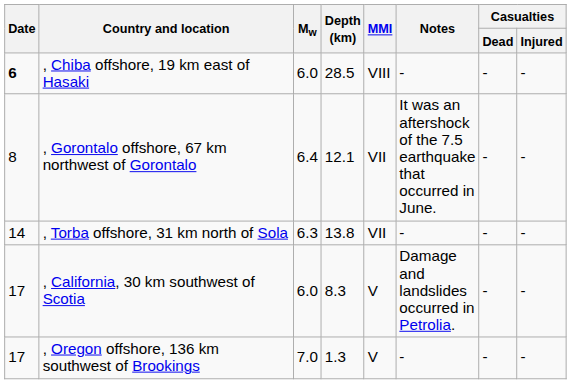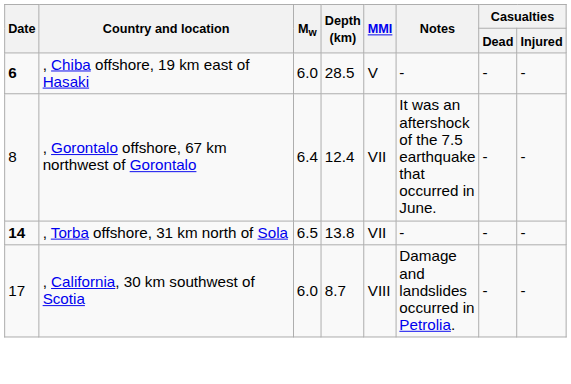(379, 73) VIII -> (373, 73) V
(340, 157) 12.1 -> (340, 157) 12.4
(17, 232) normal -> (17, 232) bold
(307, 232) 6.3 -> (307, 232) 6.5
(335, 290) 8.3 -> (335, 290) 8.7
(373, 290) V -> (379, 290) VIII
- row: (131, 357)
